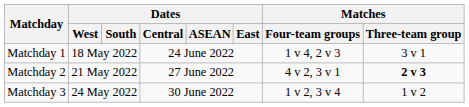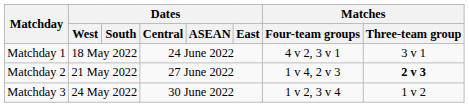(313, 53) 1 v 4, 2 v 3 -> (313, 53) 4 v 2, 3 v 1
(313, 72) 4 v 2, 3 v 1 -> (313, 72) 1 v 4, 2 v 3
